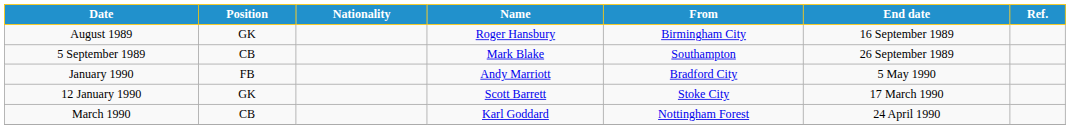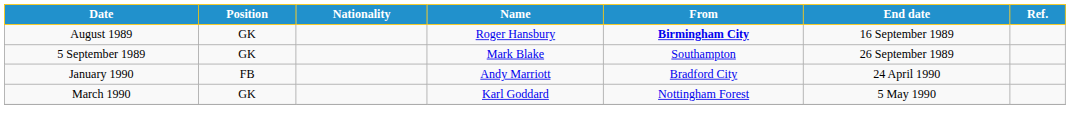(704, 34) normal -> (704, 34) bold
(247, 54) CB -> (247, 54) GK
(907, 74) 5 May 1990 -> (907, 74) 24 April 1990
- row: (101, 94)
(247, 114) CB -> (247, 94) GK
(907, 114) 24 April 1990 -> (907, 94) 5 May 1990
